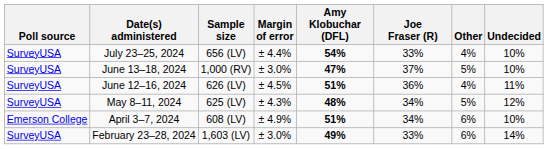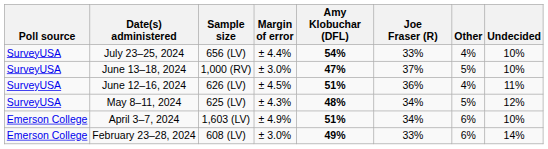(226, 119) 608 (LV) -> (226, 119) 1,603 (LV)
(34, 136) SurveyUSA -> (47, 136) Emerson College
(226, 136) 1,603 (LV) -> (226, 136) 608 (LV)
